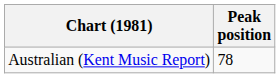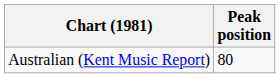(225, 60) 78 -> (225, 60) 80
